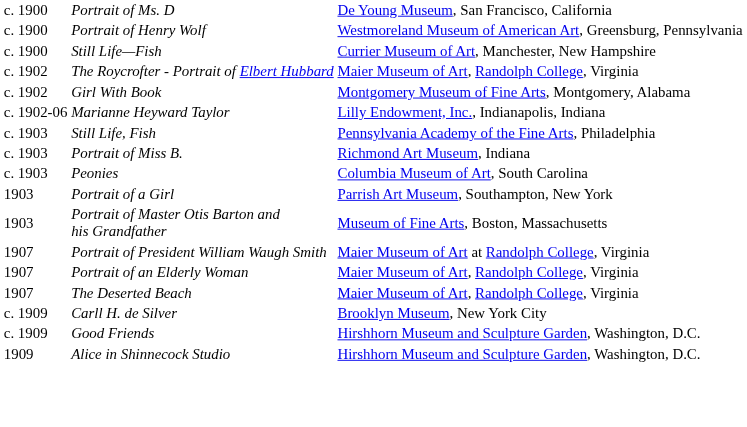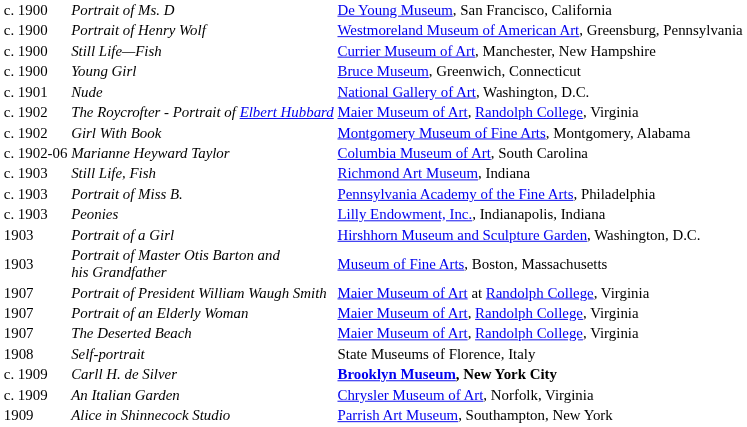+ row: (104, 71)
+ row: (87, 92)
(471, 112) Lilly Endowment, Inc., Indianapolis, Indiana -> (463, 153) Columbia Museum of Art, South Carolina
(496, 132) Pennsylvania Academy of the Fine Arts, Philadelphia -> (434, 173) Richmond Art Museum, Indiana
(434, 153) Richmond Art Museum, Indiana -> (496, 194) Pennsylvania Academy of the Fine Arts, Philadelphia
(463, 173) Columbia Museum of Art, South Carolina -> (471, 214) Lilly Endowment, Inc., Indianapolis, Indiana
(475, 194) Parrish Art Museum, Southampton, New York -> (519, 235) Hirshhorn Museum and Sculpture Garden, Washington, D.C.
+ row: (108, 354)
(442, 313) normal -> (447, 374) bold
- row: (113, 333)
+ row: (125, 395)
(519, 354) Hirshhorn Museum and Sculpture Garden, Washington, D.C. -> (475, 415) Parrish Art Museum, Southampton, New York
